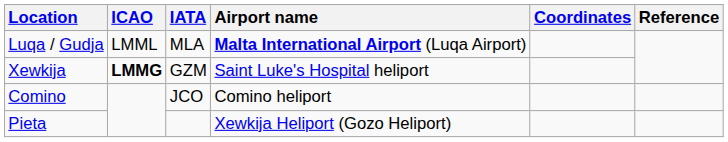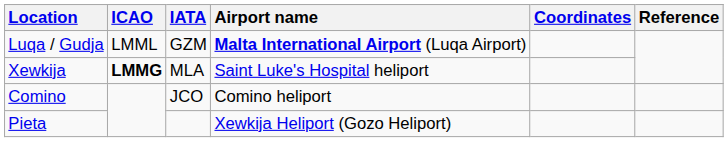(187, 44) MLA -> (188, 44) GZM
(188, 70) GZM -> (187, 70) MLA
